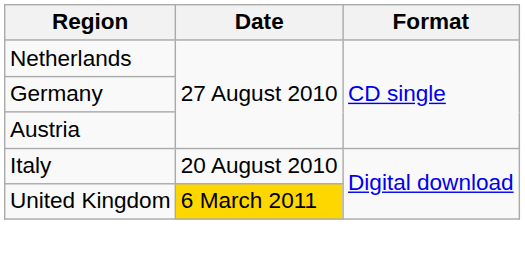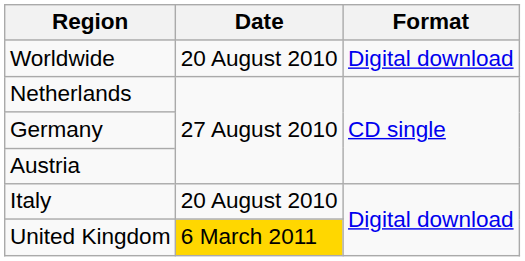+ row: (62, 58)
